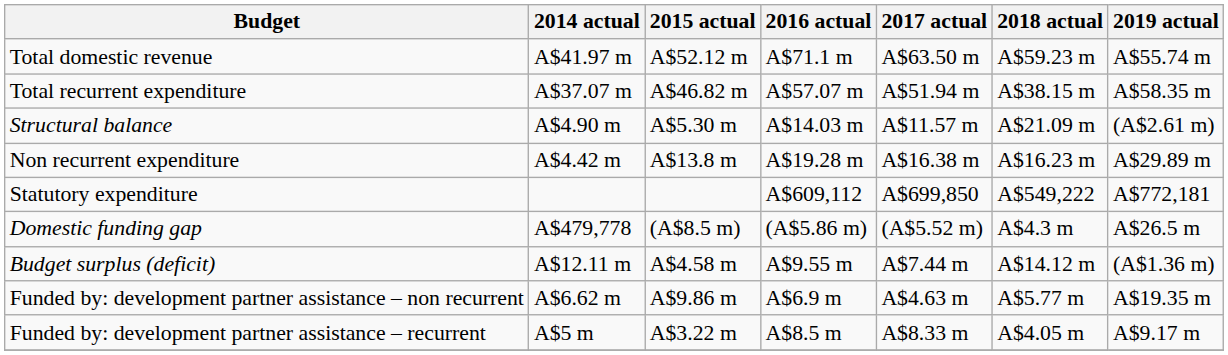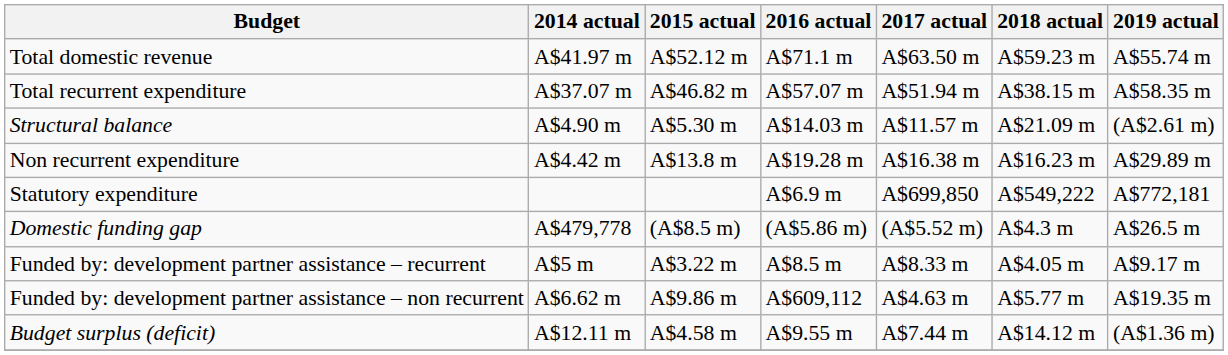(814, 194) A$609,112 -> (804, 194) A$6.9 m
rows swapped: (248, 332) <-> (112, 263)
(804, 297) A$6.9 m -> (814, 297) A$609,112
